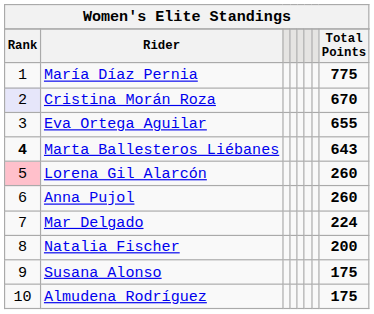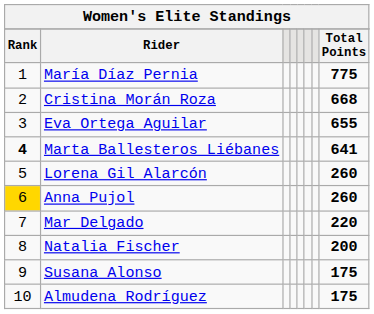(22, 100) lavender background -> (22, 100) no background
(344, 100) 670 -> (344, 100) 668
(344, 149) 643 -> (344, 149) 641
(22, 174) pink background -> (22, 174) no background
(22, 198) no background -> (22, 198) gold background
(344, 223) 224 -> (344, 223) 220
